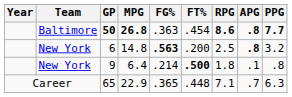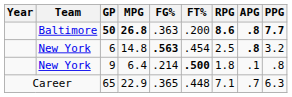(197, 31) .454 -> (197, 31) .200
(197, 49) .200 -> (197, 49) .454
